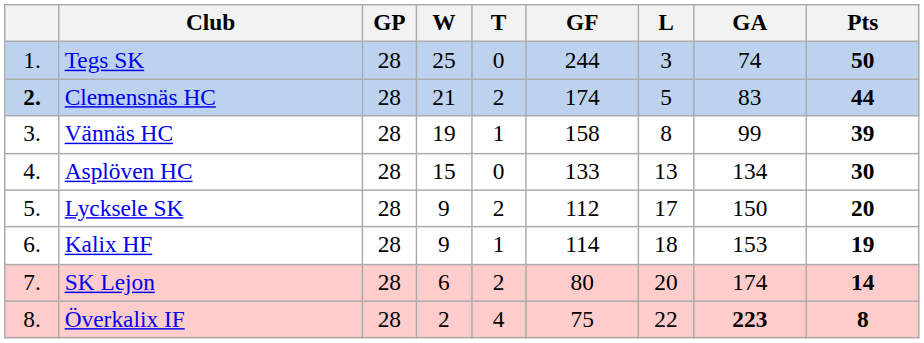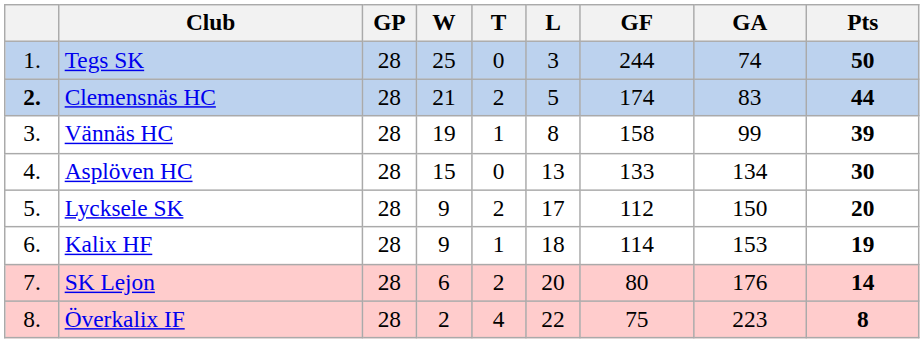columns swapped: (666, 23) <-> (582, 23)
(750, 282) 174 -> (750, 282) 176
(750, 319) bold -> (750, 319) normal
